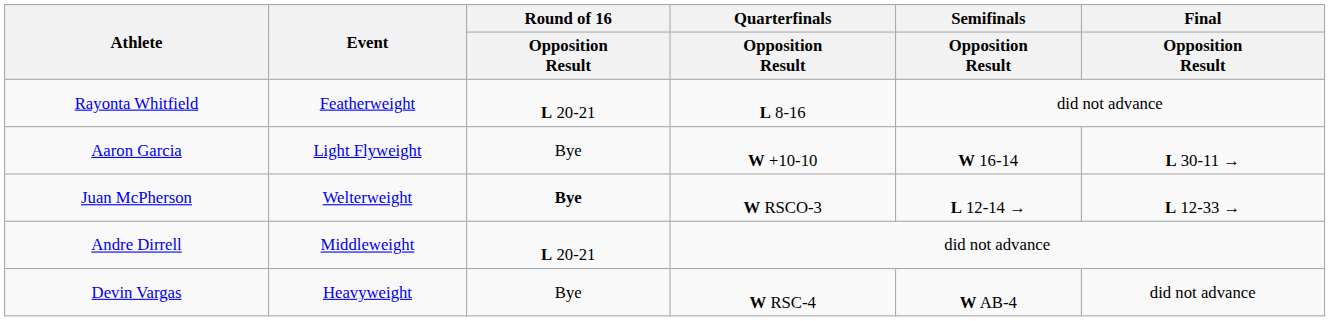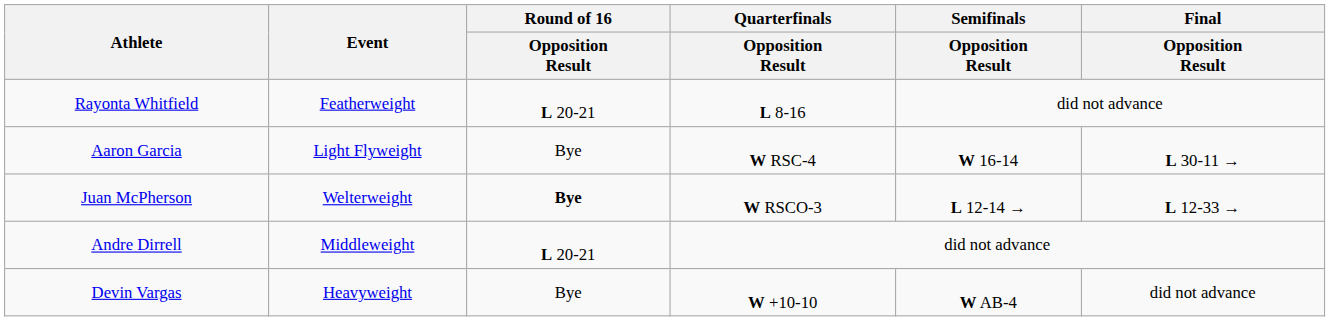(783, 160) W +10-10 -> (783, 160) W RSC-4
(783, 302) W RSC-4 -> (783, 302) W +10-10
